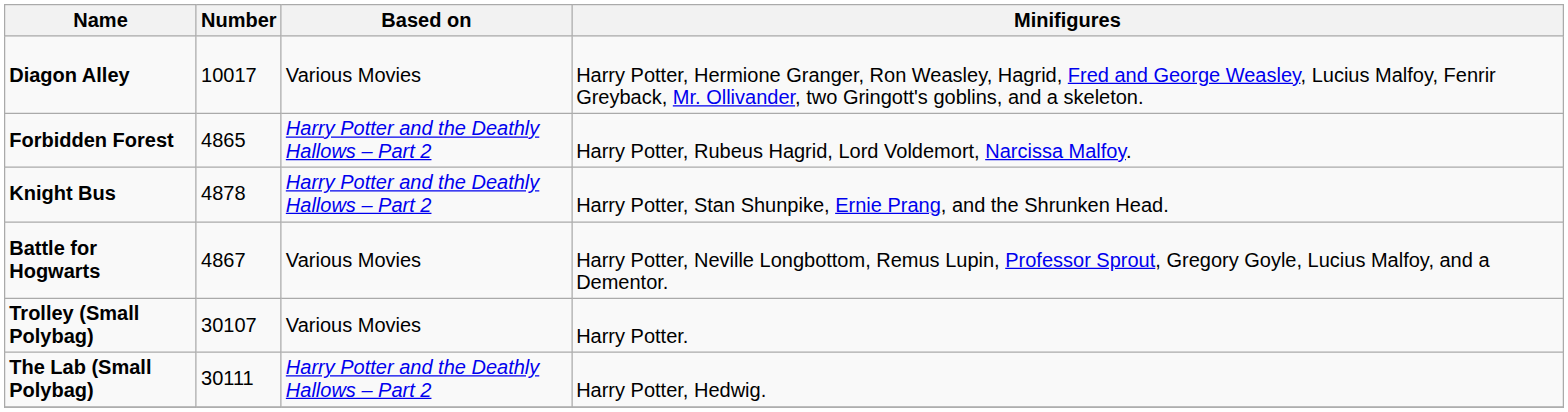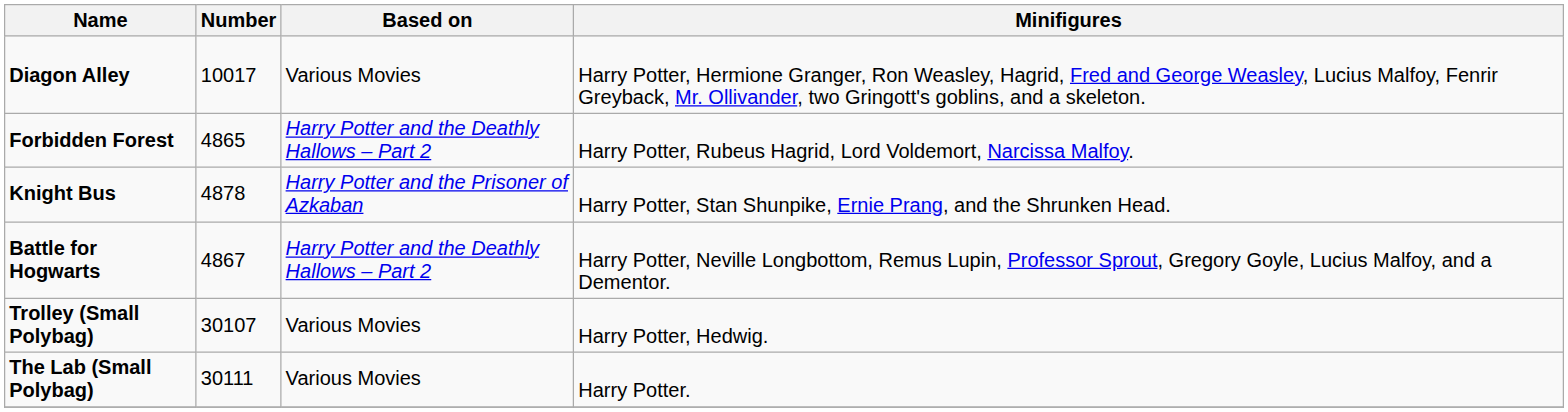(413, 194) Harry Potter and the Deathly Hallows – Part 2 -> (427, 194) Harry Potter and the Prisoner of Azkaban
(353, 259) Various Movies -> (412, 259) Harry Potter and the Deathly Hallows – Part 2
(632, 336) Harry Potter. -> (673, 336) Harry Potter, Hedwig.
(413, 379) Harry Potter and the Deathly Hallows – Part 2 -> (353, 379) Various Movies
(671, 390) Harry Potter, Hedwig. -> (634, 390) Harry Potter.
